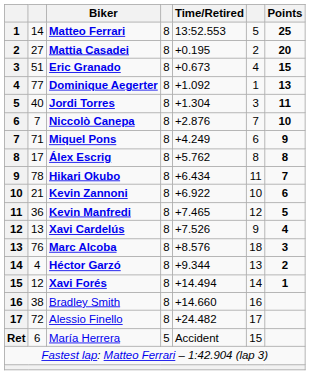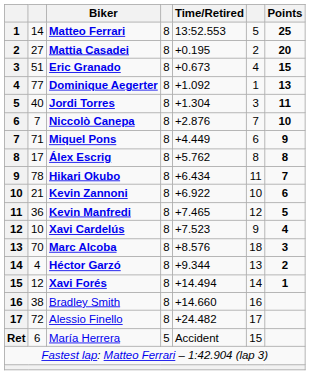(193, 139) +4.249 -> (193, 139) +4.449
(37, 229) 13 -> (37, 229) 10
(193, 229) +7.526 -> (193, 229) +7.523
(37, 247) 76 -> (37, 247) 70
